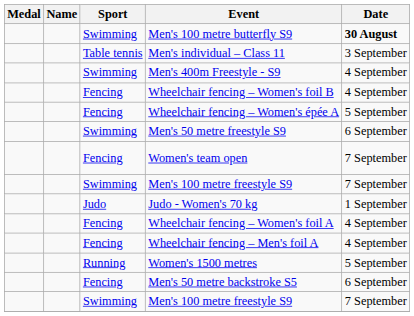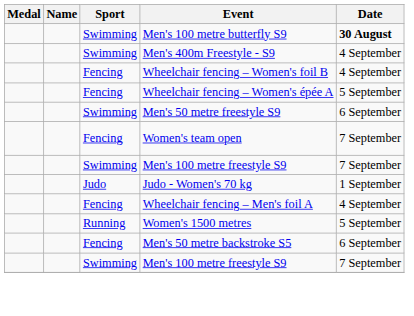- row: (113, 53)
- row: (103, 223)
